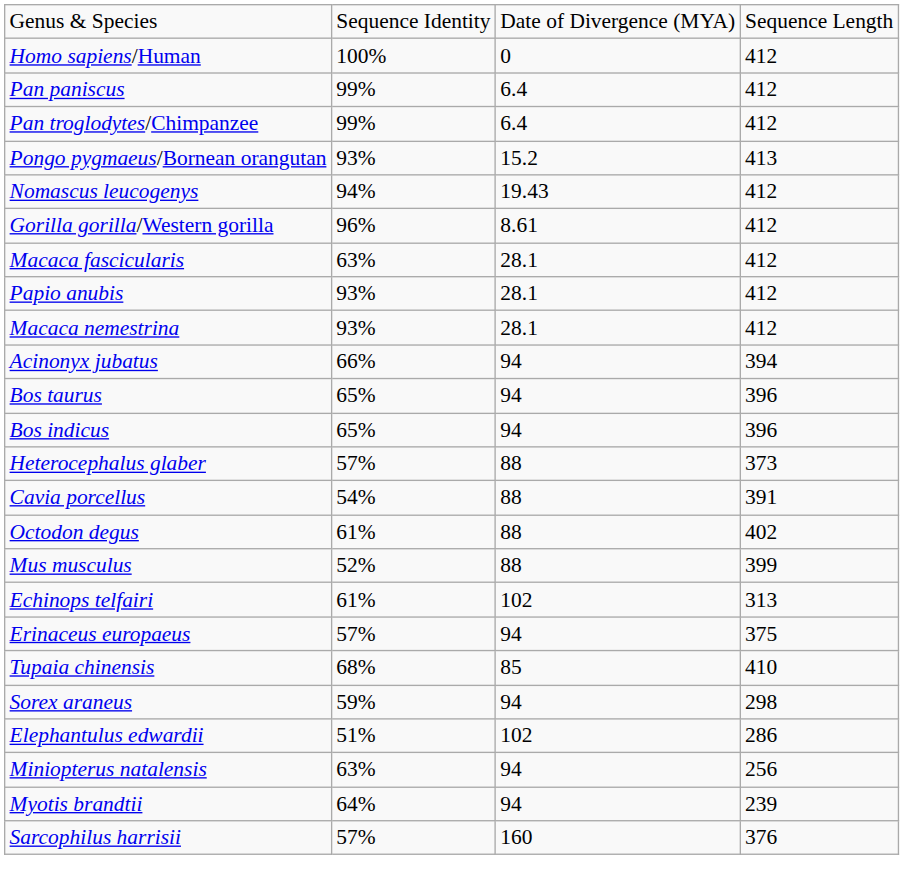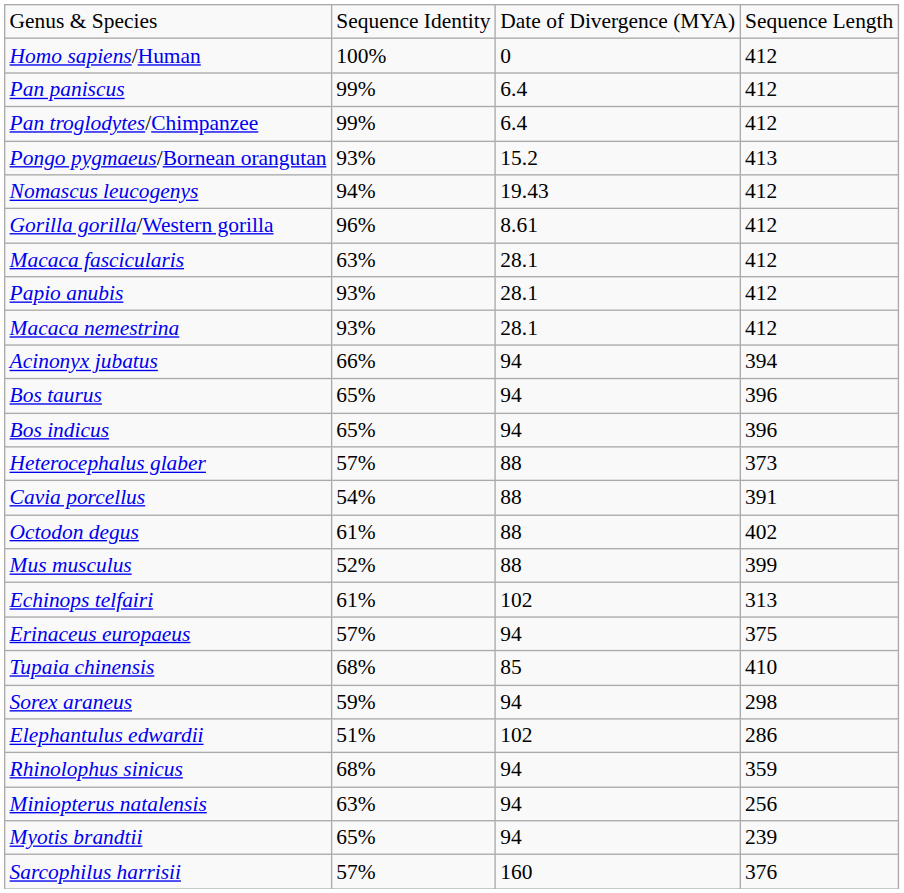+ row: (96, 769)
(356, 803) 64% -> (356, 837) 65%
